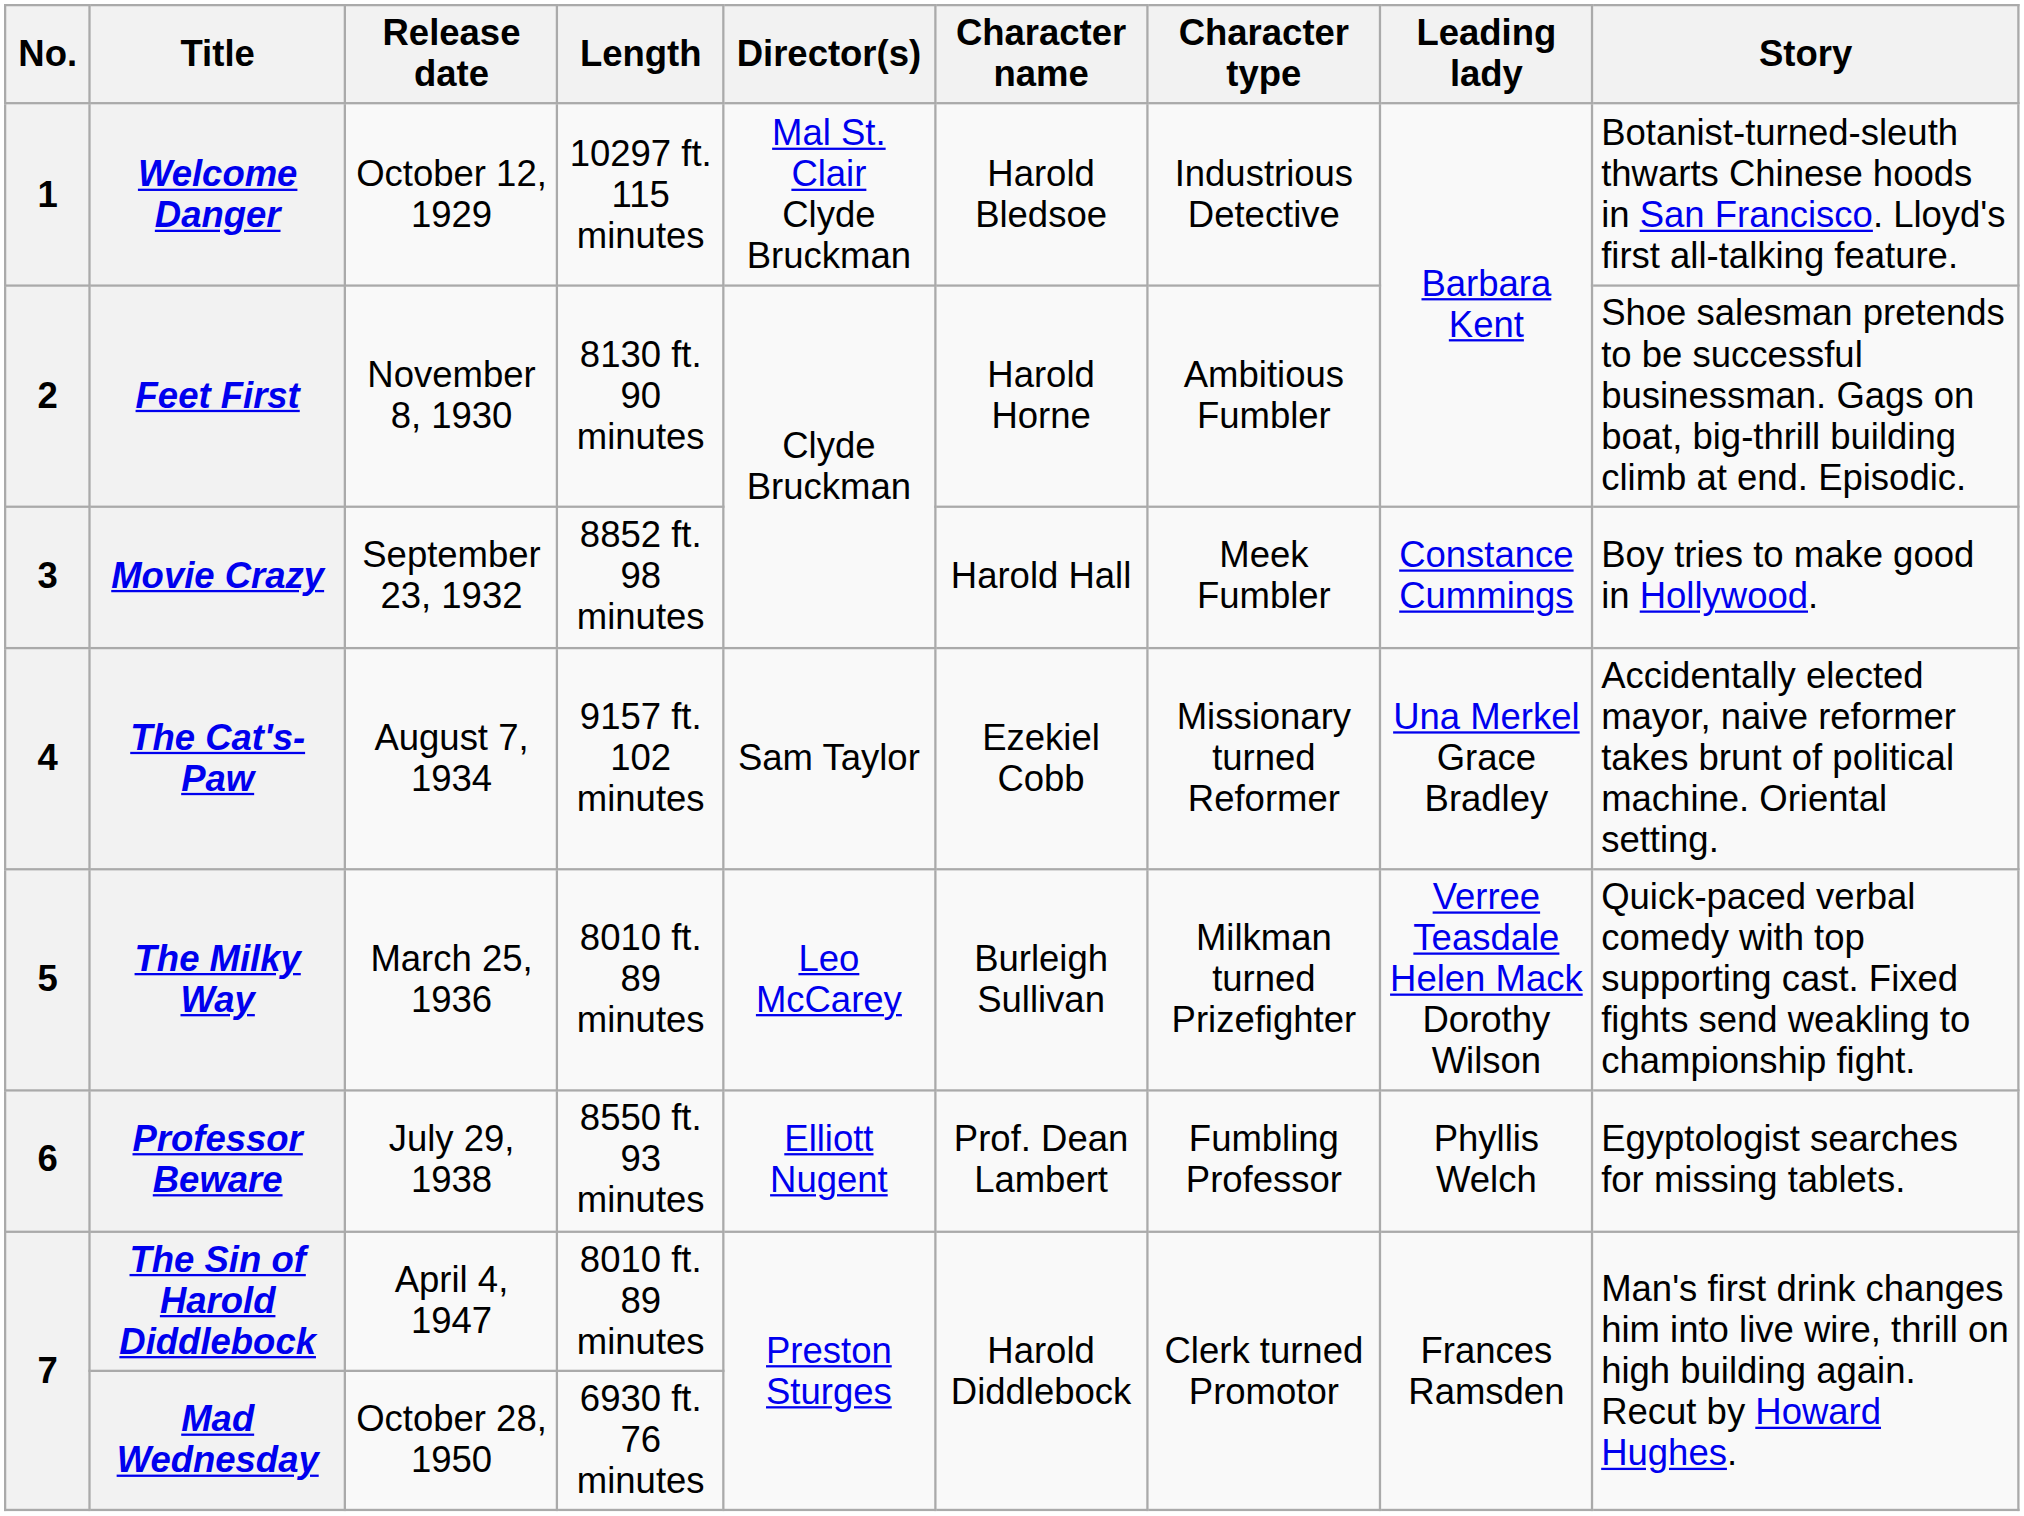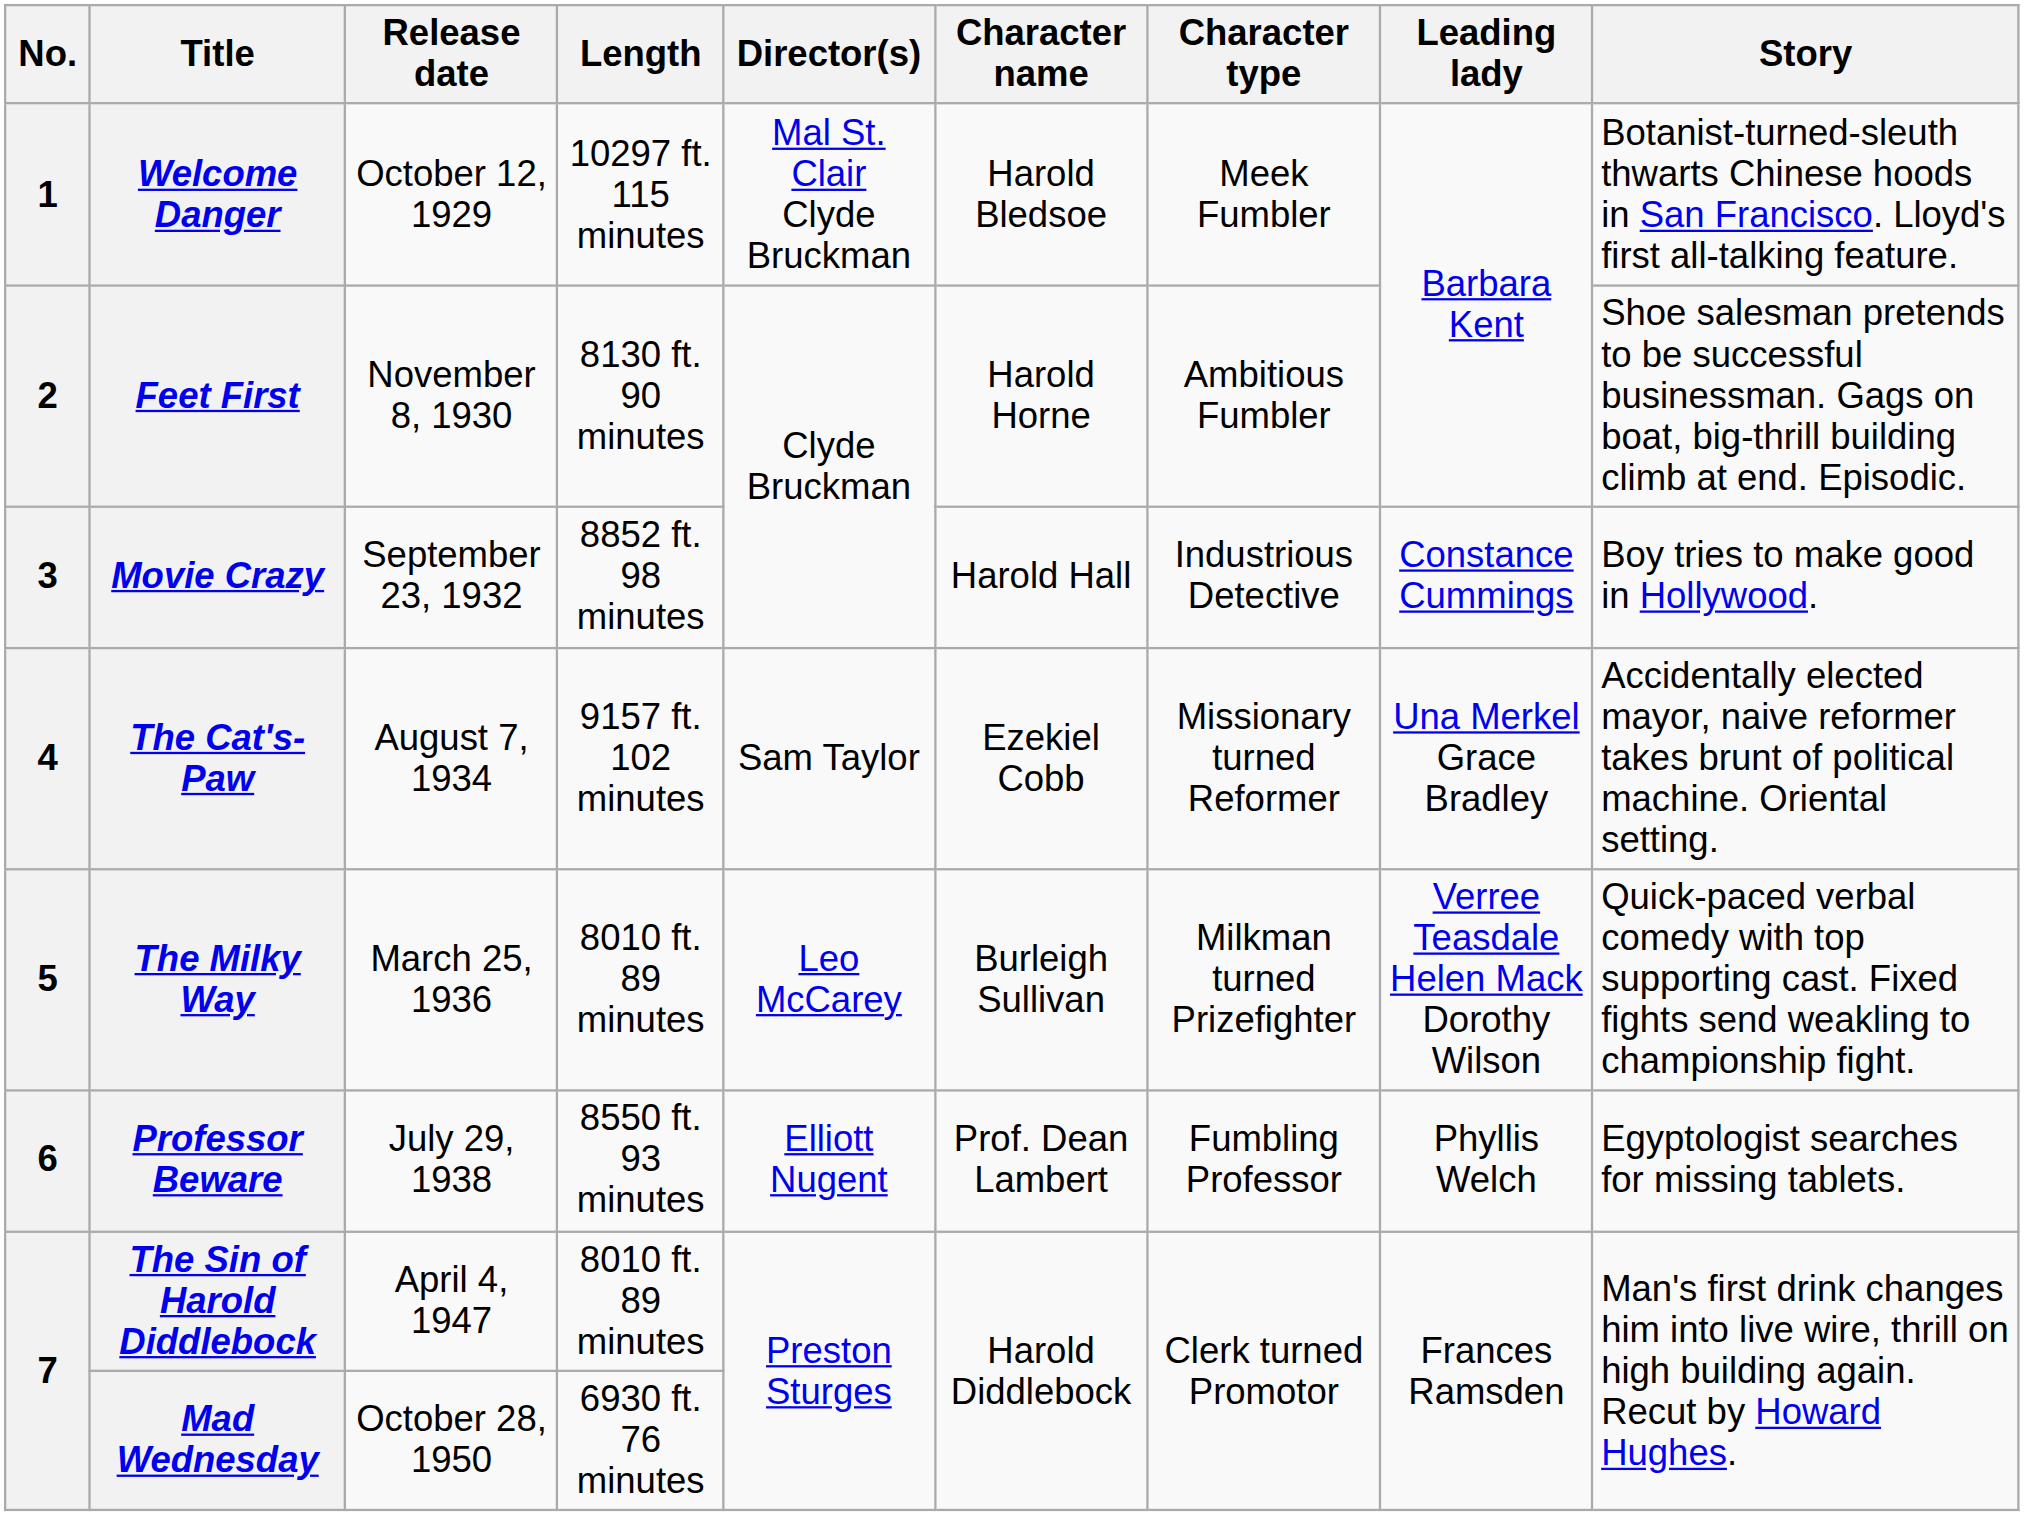(1264, 193) Industrious Detective -> (1264, 193) Meek Fumbler
(1264, 576) Meek Fumbler -> (1264, 576) Industrious Detective
